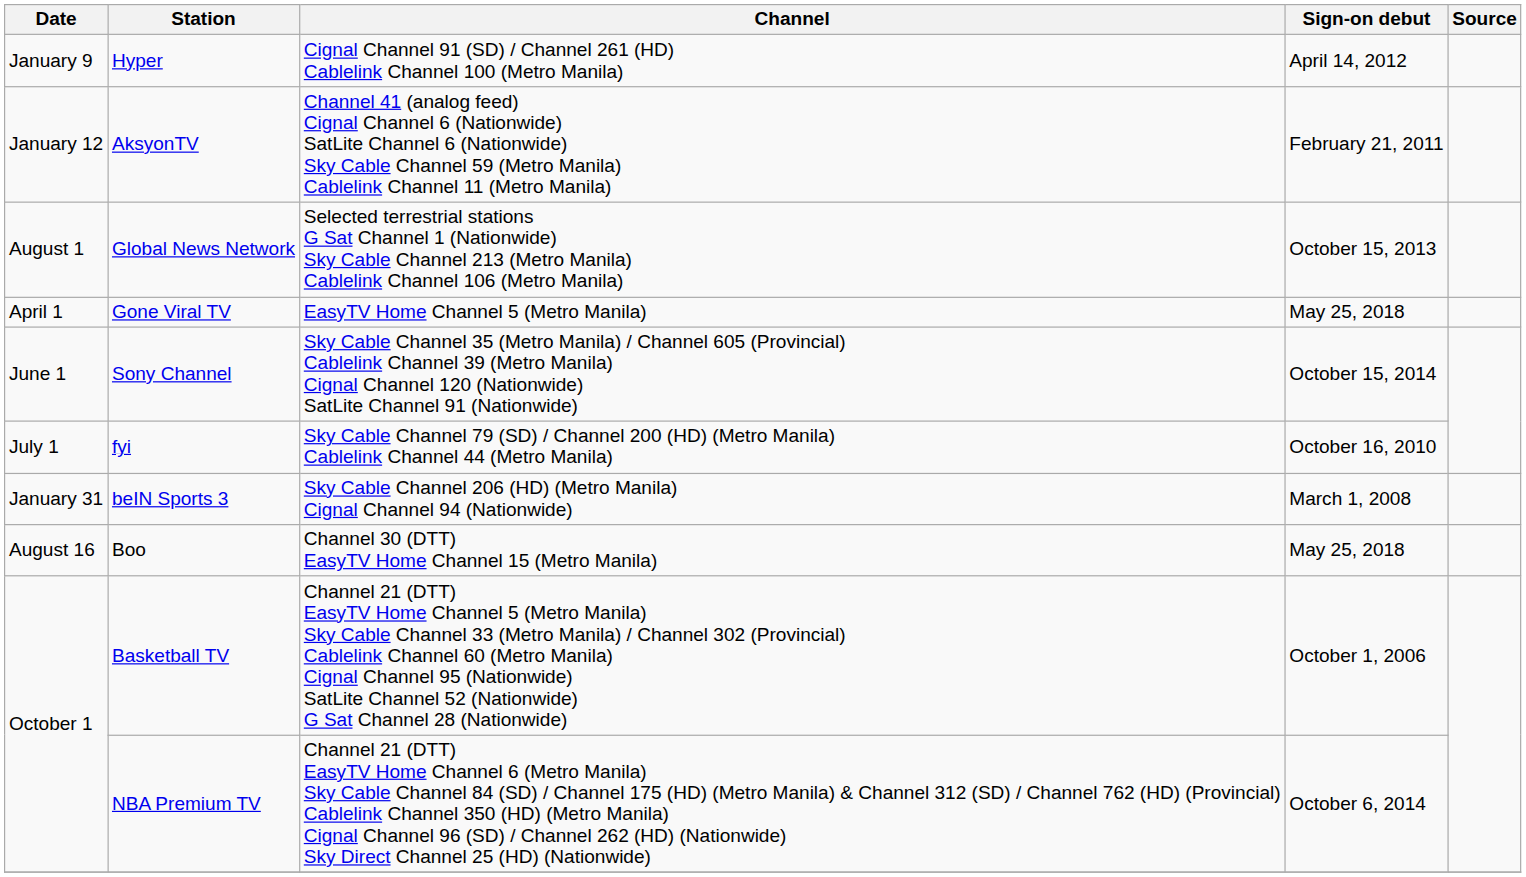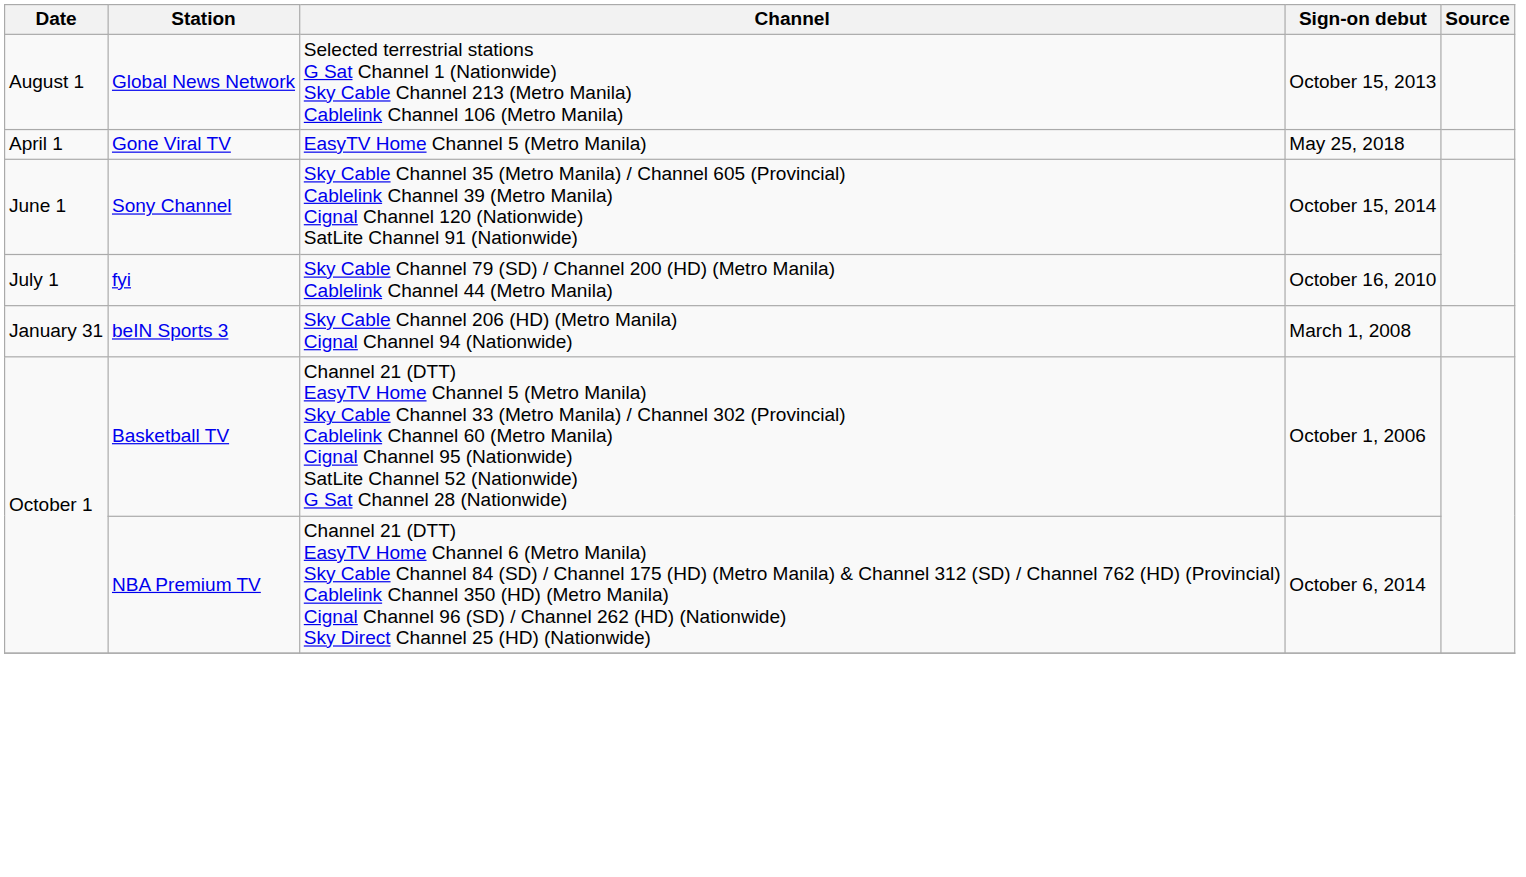- row: (137, 60)
- row: (155, 144)
- row: (129, 550)
